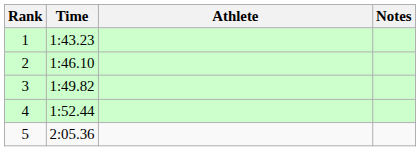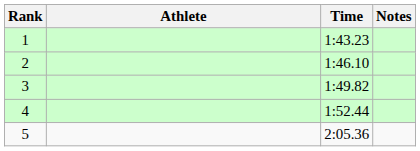columns swapped: (235, 16) <-> (72, 16)
